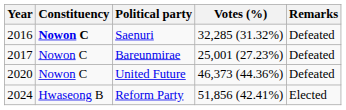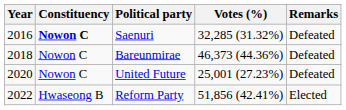(20, 54) 2017 -> (20, 54) 2018
(241, 54) 25,001 (27.23%) -> (241, 54) 46,373 (44.36%)
(241, 74) 46,373 (44.36%) -> (241, 74) 25,001 (27.23%)
(20, 94) 2024 -> (20, 94) 2022
